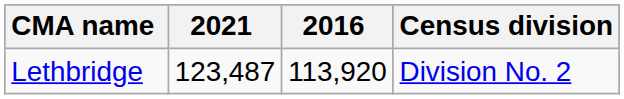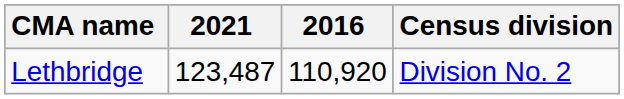(337, 70) 113,920 -> (337, 70) 110,920
